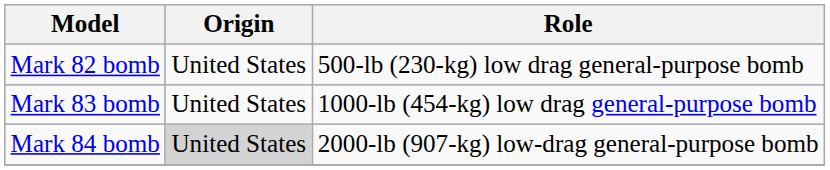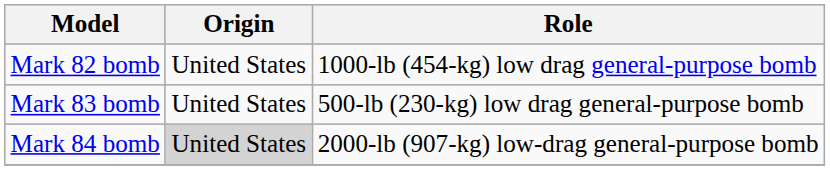(561, 64) 500-lb (230-kg) low drag general-purpose bomb -> (567, 64) 1000-lb (454-kg) low drag general-purpose bomb
(567, 104) 1000-lb (454-kg) low drag general-purpose bomb -> (561, 104) 500-lb (230-kg) low drag general-purpose bomb
